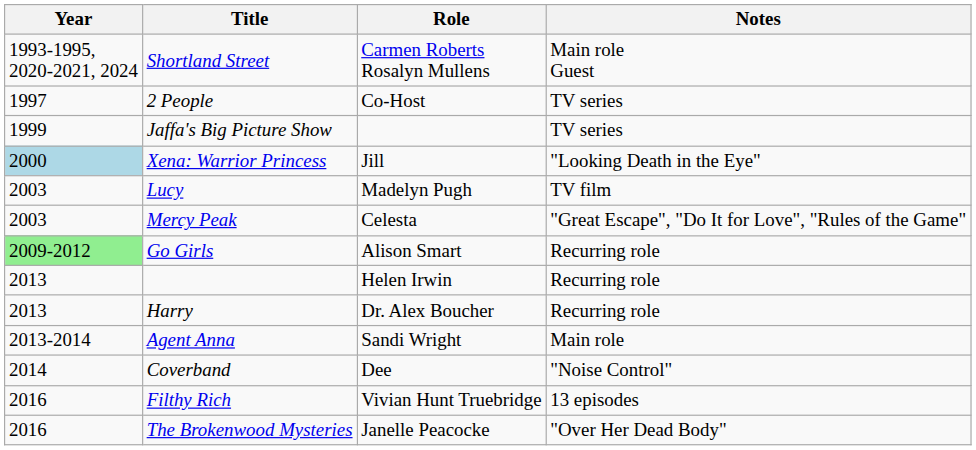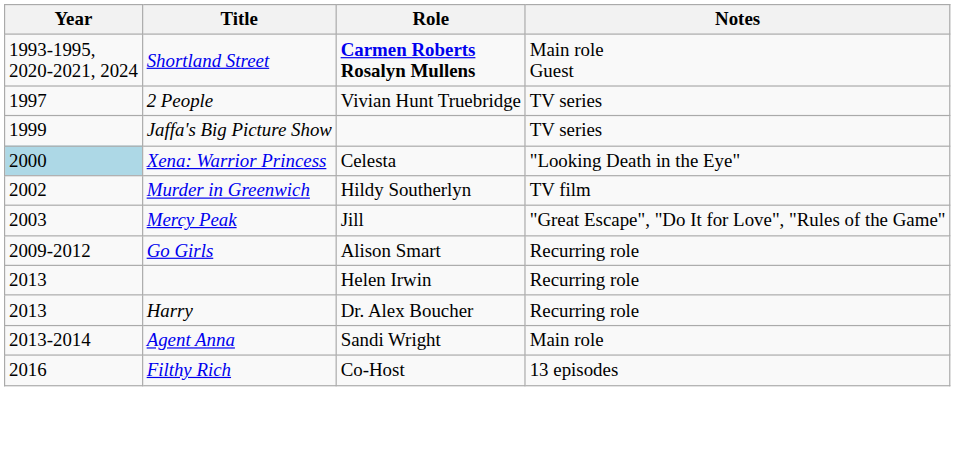(425, 60) normal -> (408, 60) bold
(393, 100) Co-Host -> (431, 100) Vivian Hunt Truebridge
(373, 160) Jill -> (368, 160) Celesta
+ row: (228, 190)
- row: (165, 190)
(389, 220) Celesta -> (352, 220) Jill
(50, 250) lightgreen background -> (50, 250) no background
- row: (189, 370)
(451, 400) Vivian Hunt Truebridge -> (373, 370) Co-Host
- row: (250, 429)
